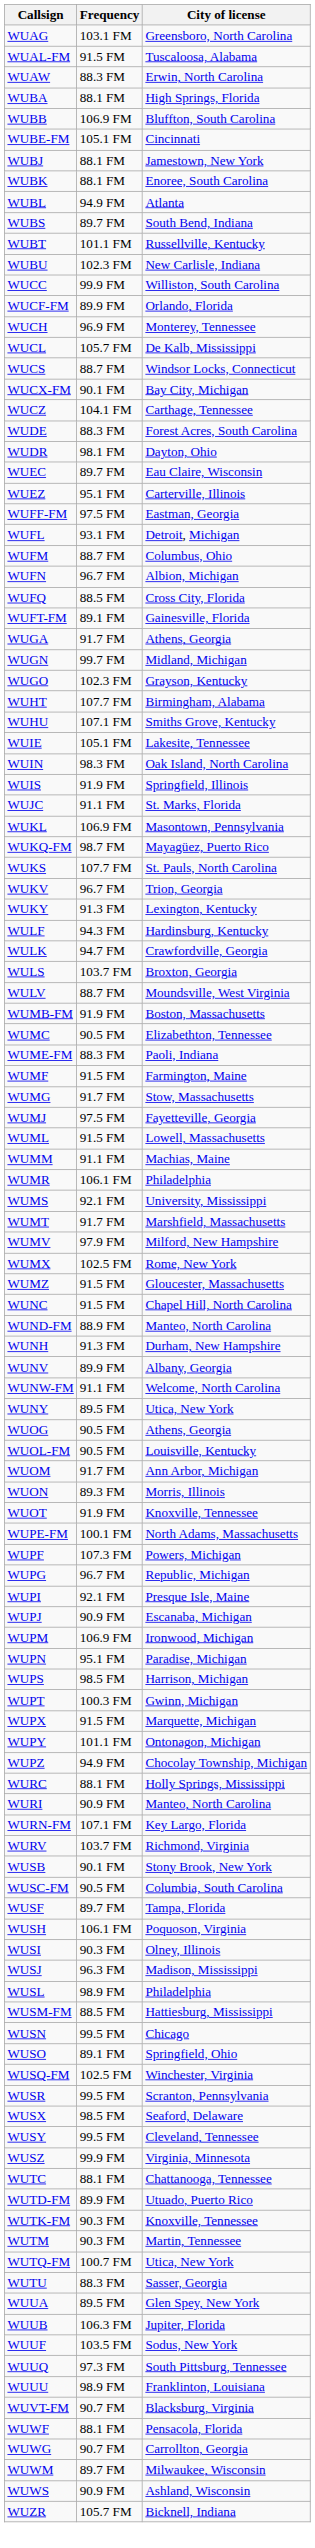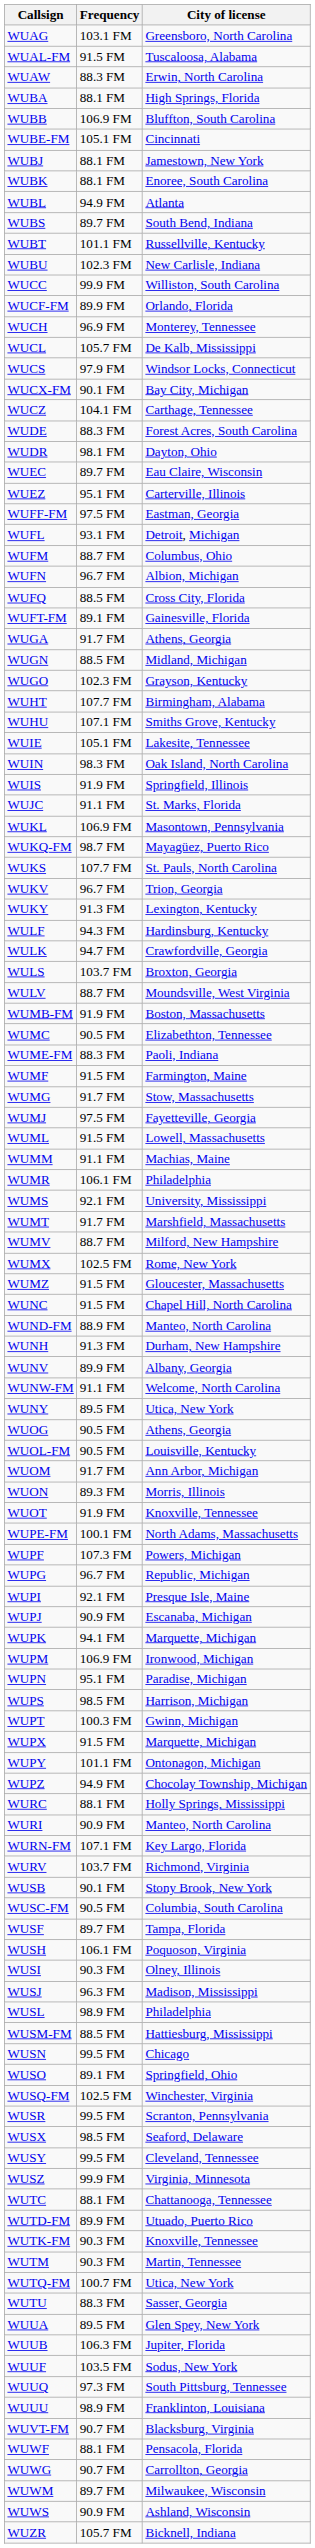(102, 368) 88.7 FM -> (102, 368) 97.9 FM
(102, 659) 99.7 FM -> (102, 659) 88.5 FM
(102, 1242) 97.9 FM -> (102, 1242) 88.7 FM
+ row: (27, 1637)
